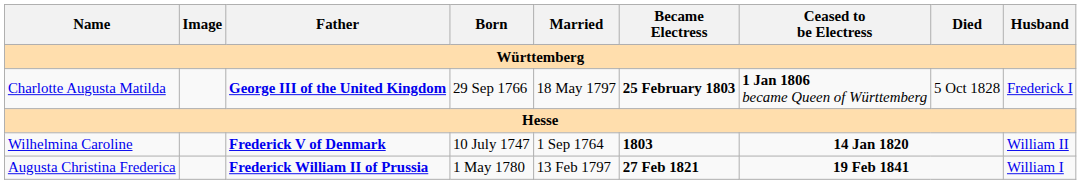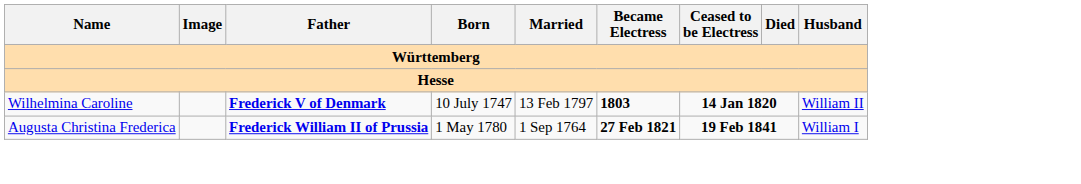- row: (87, 88)
(570, 144) 1 Sep 1764 -> (556, 103) 13 Feb 1797
(574, 167) 13 Feb 1797 -> (552, 127) 1 Sep 1764
